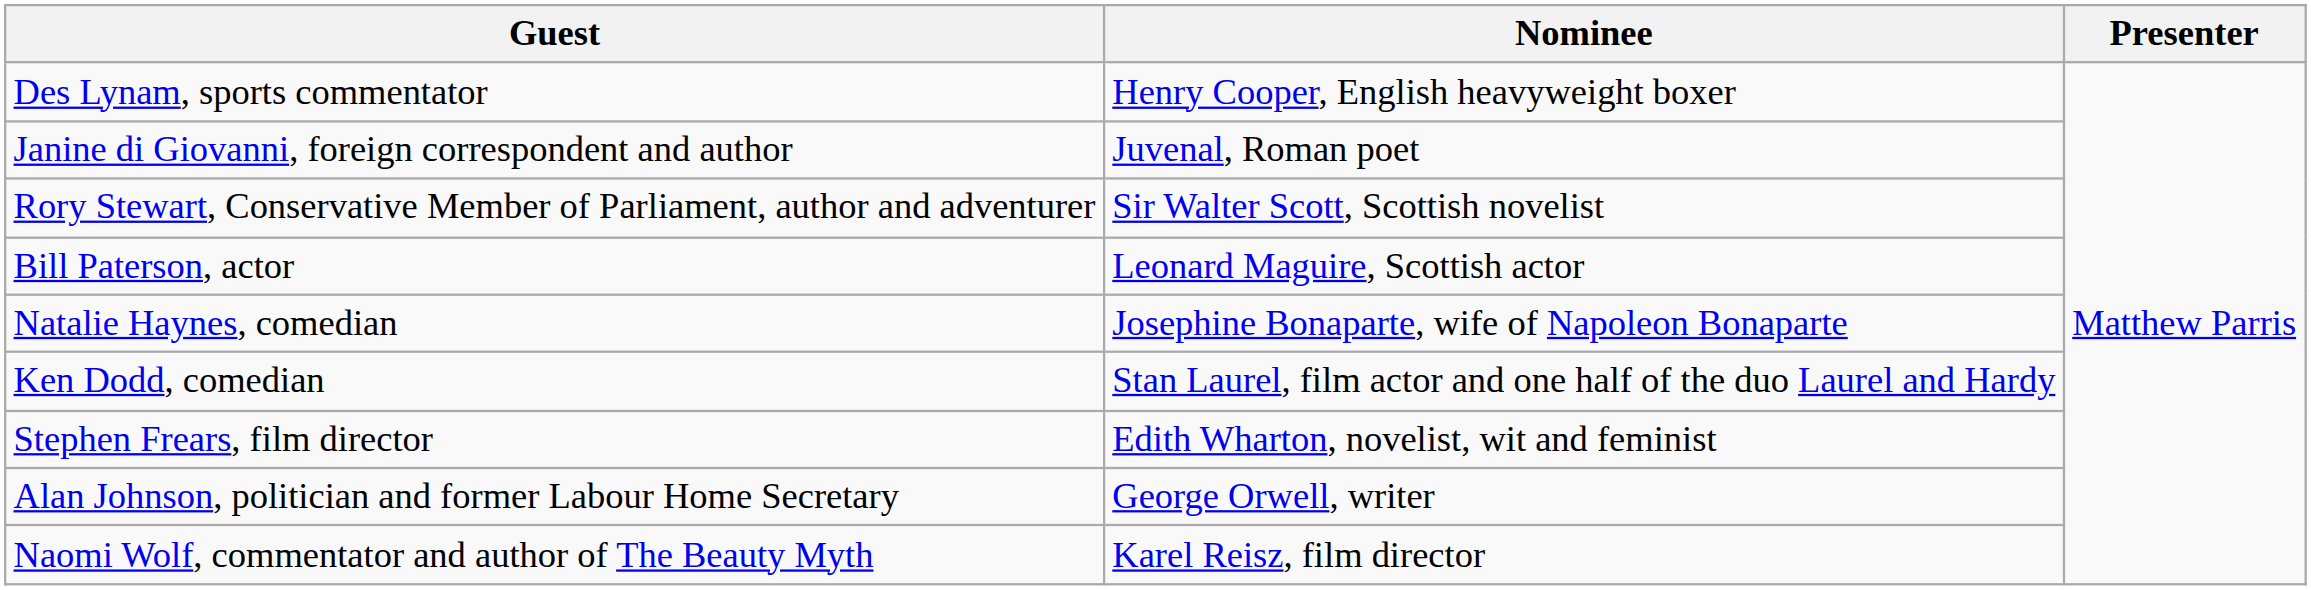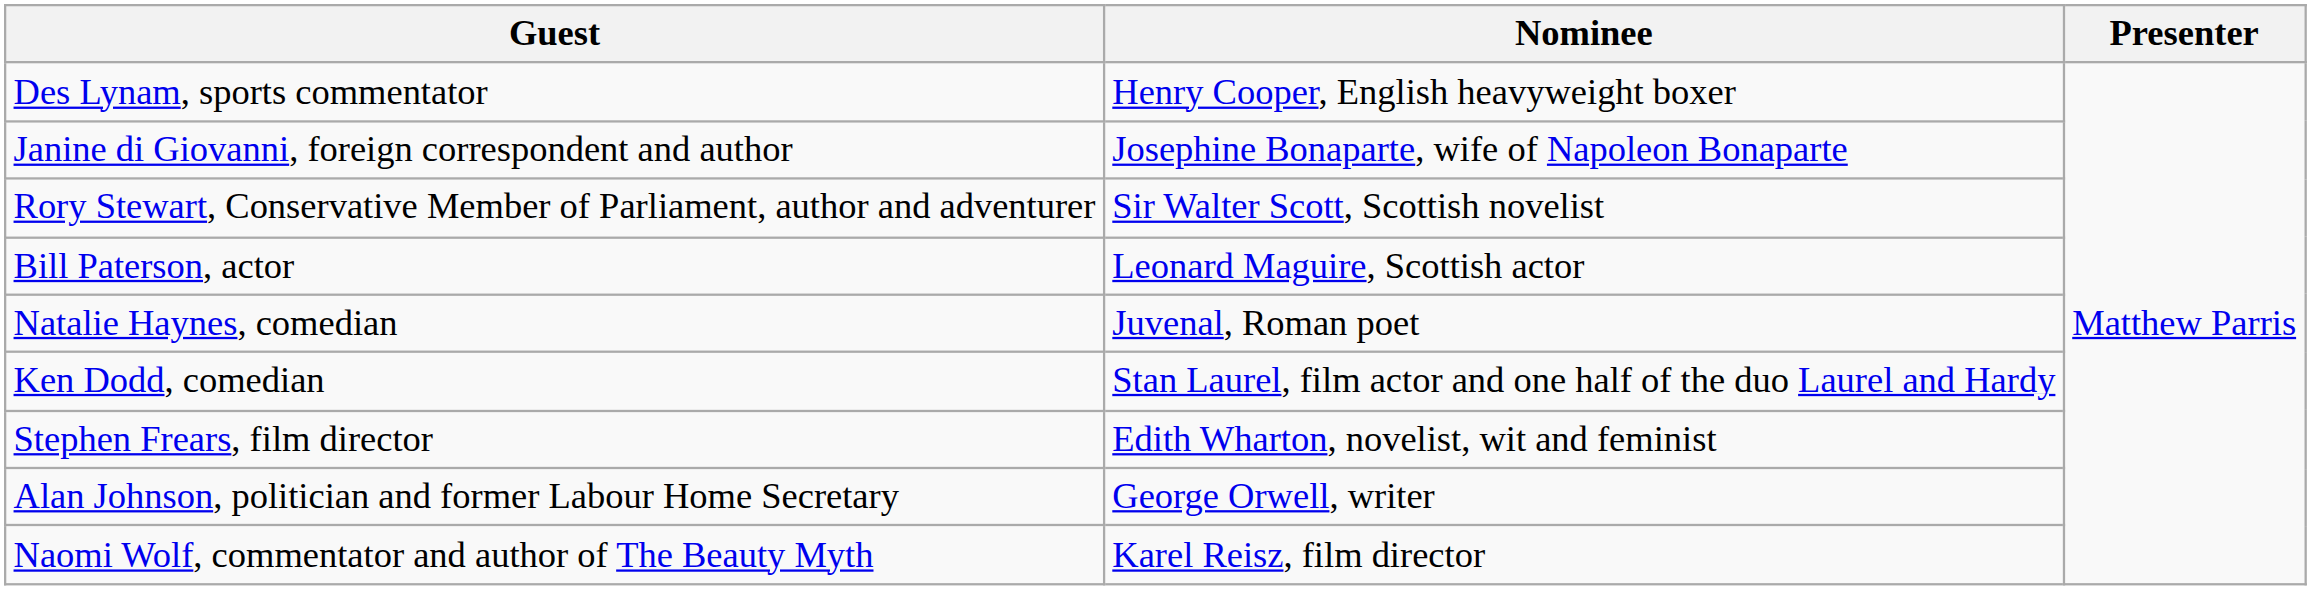(1266, 149) Juvenal, Roman poet -> (1480, 149) Josephine Bonaparte, wife of Napoleon Bonaparte
(1480, 322) Josephine Bonaparte, wife of Napoleon Bonaparte -> (1266, 322) Juvenal, Roman poet
